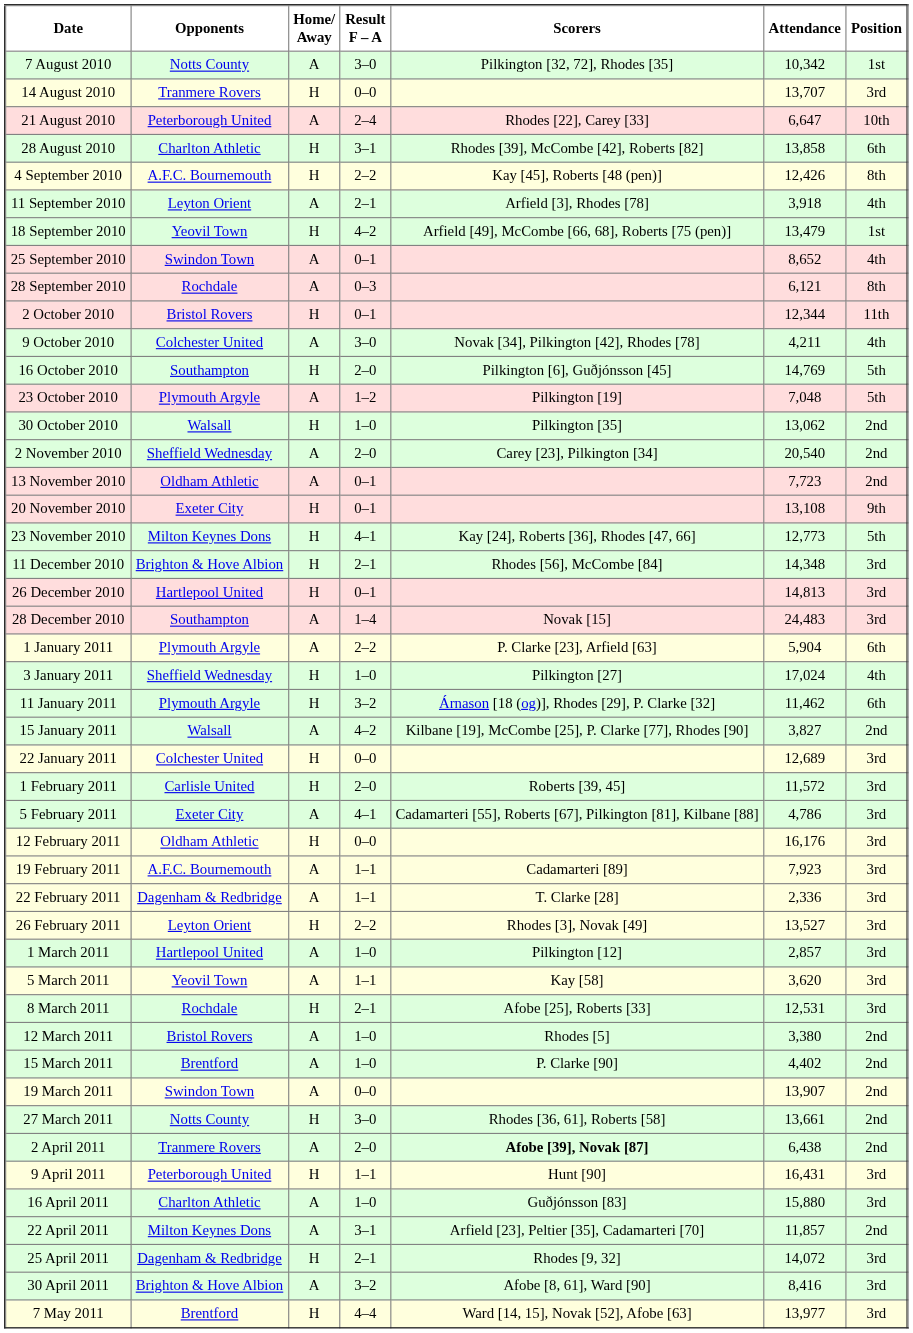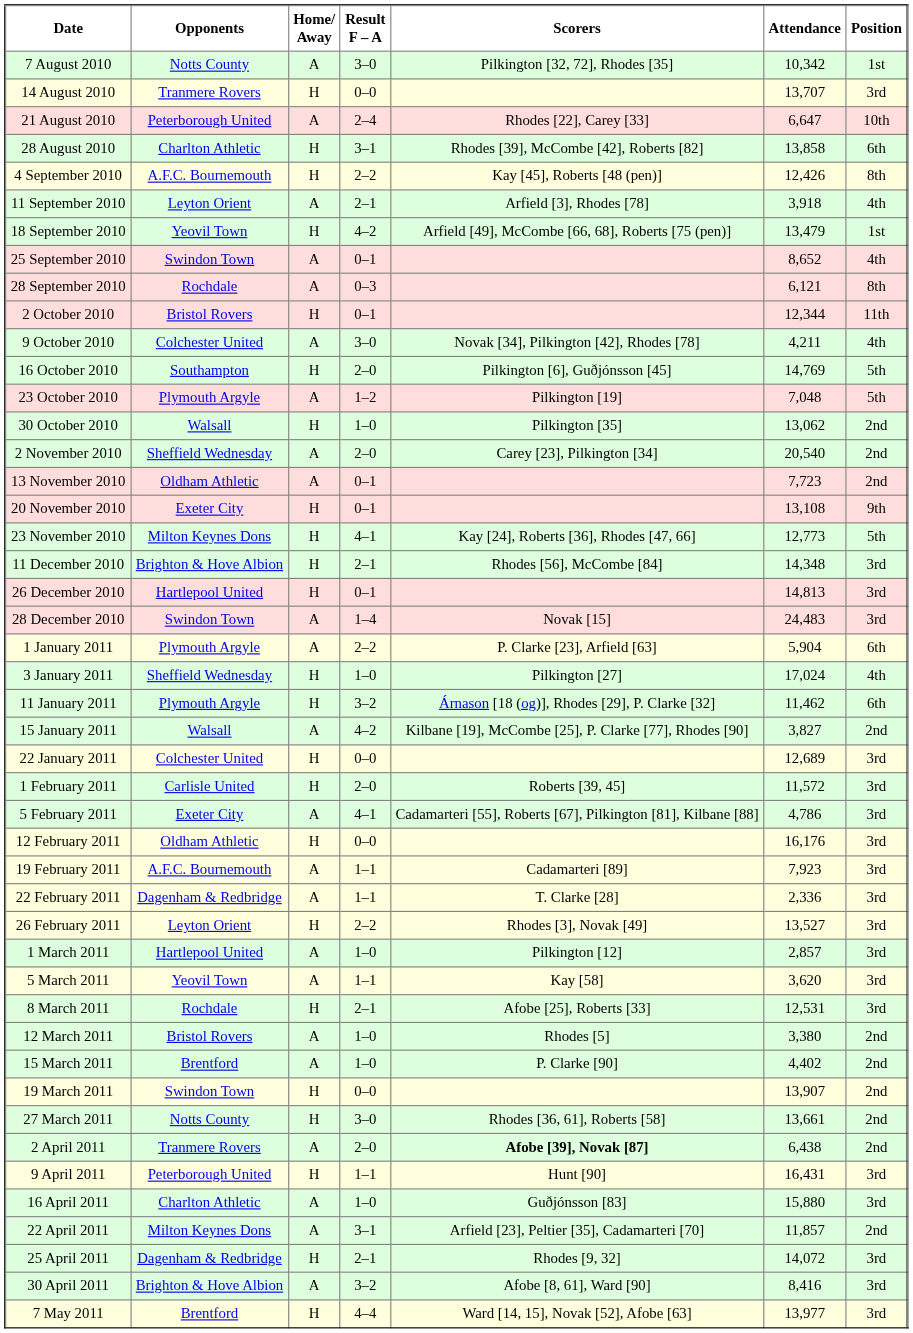(209, 619) Southampton -> (209, 619) Swindon Town
(314, 1091) A -> (314, 1091) H
